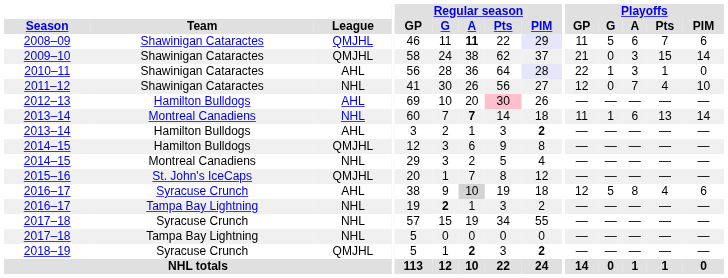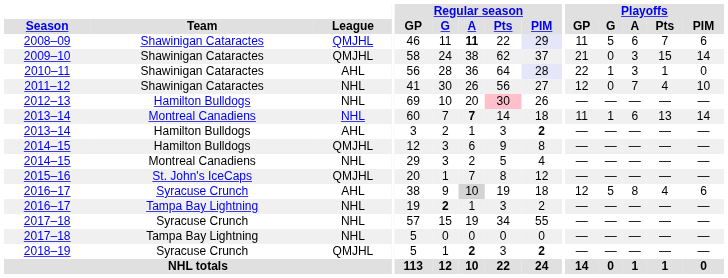(353, 101) AHL -> (353, 101) NHL
